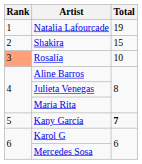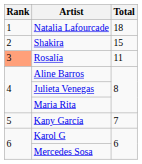(118, 27) 19 -> (118, 27) 18
(118, 58) 10 -> (118, 58) 11
(116, 120) bold -> (116, 120) normal
